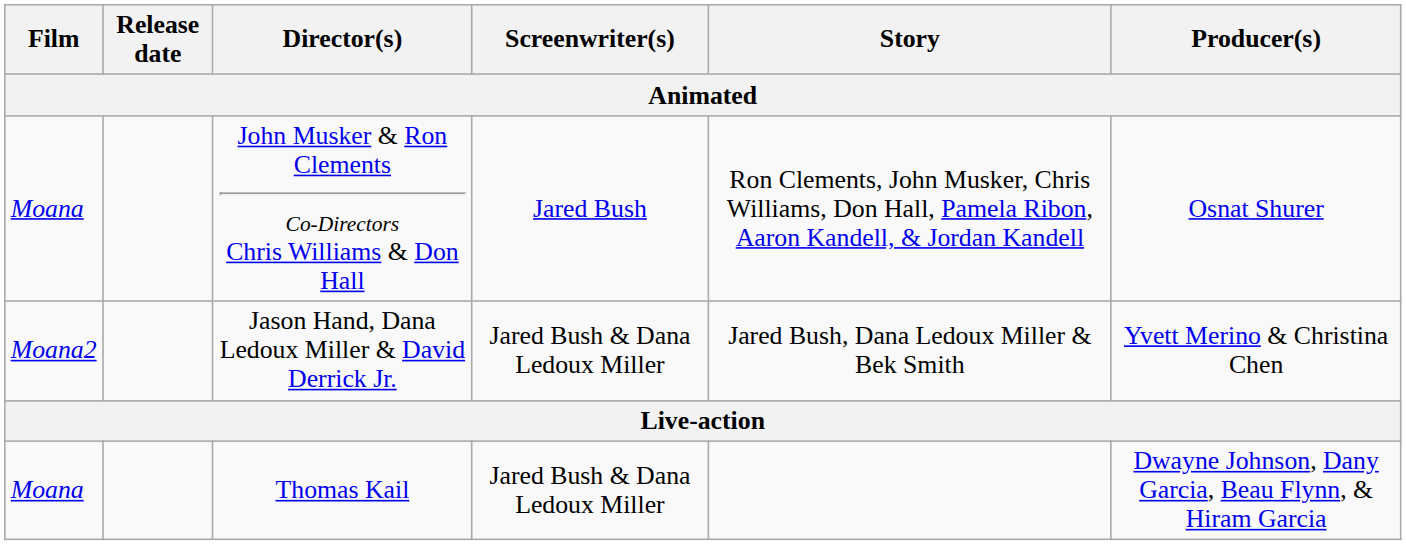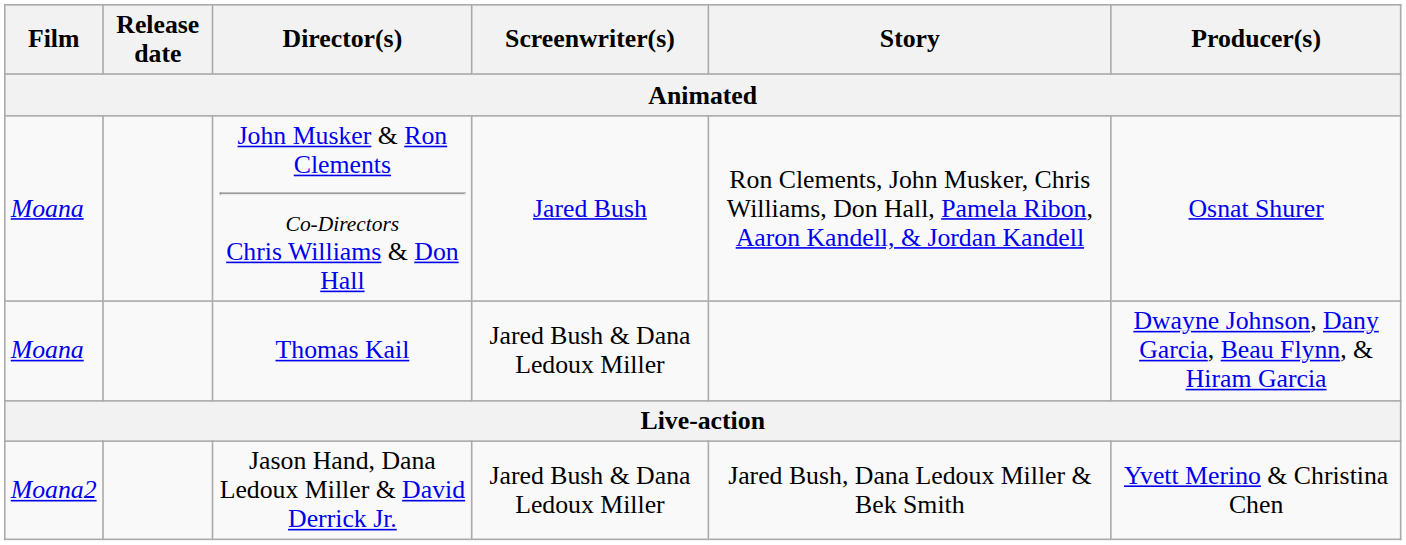rows swapped: (342, 350) <-> (342, 490)
